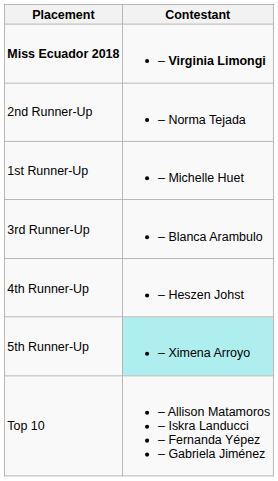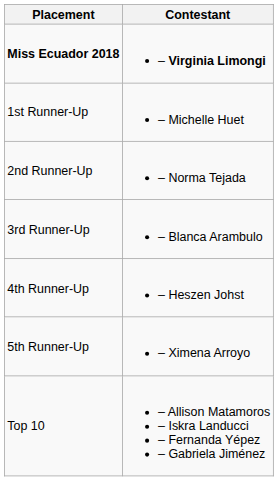rows swapped: (48, 171) <-> (50, 112)
(198, 353) paleturquoise background -> (198, 353) no background
